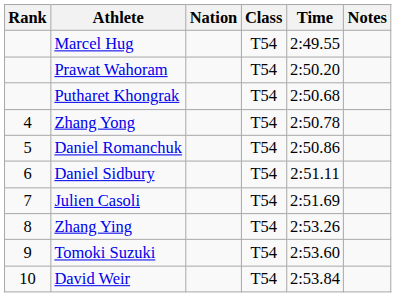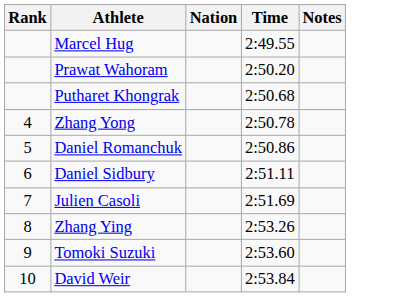- column: (264, 17)
